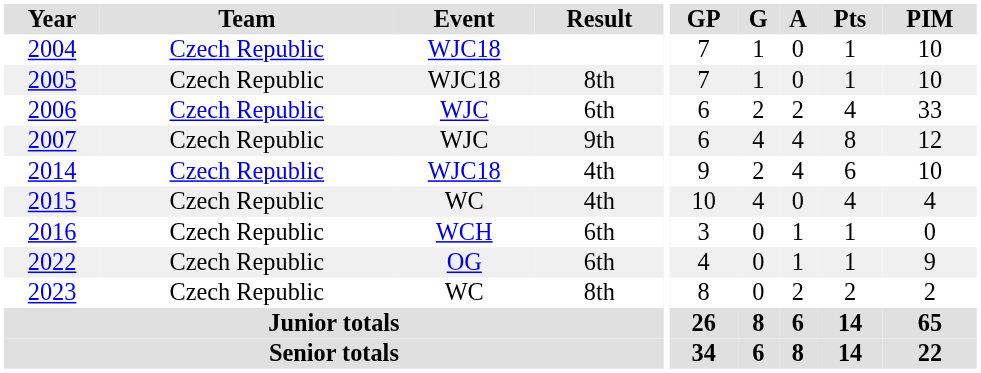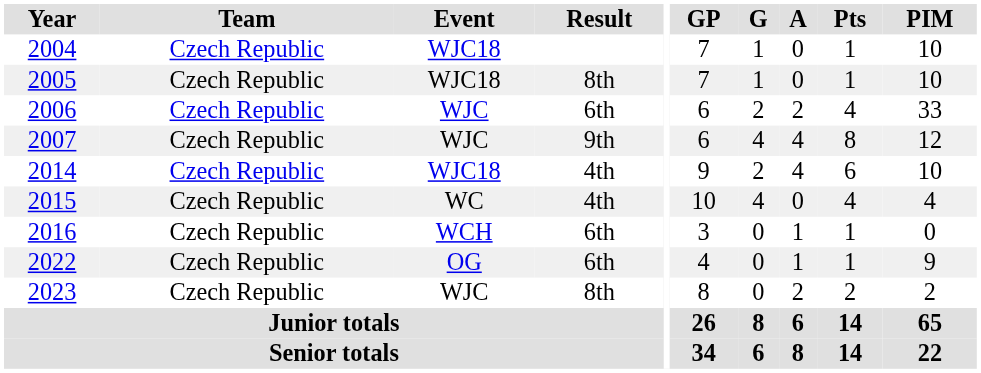(464, 292) WC -> (464, 292) WJC
